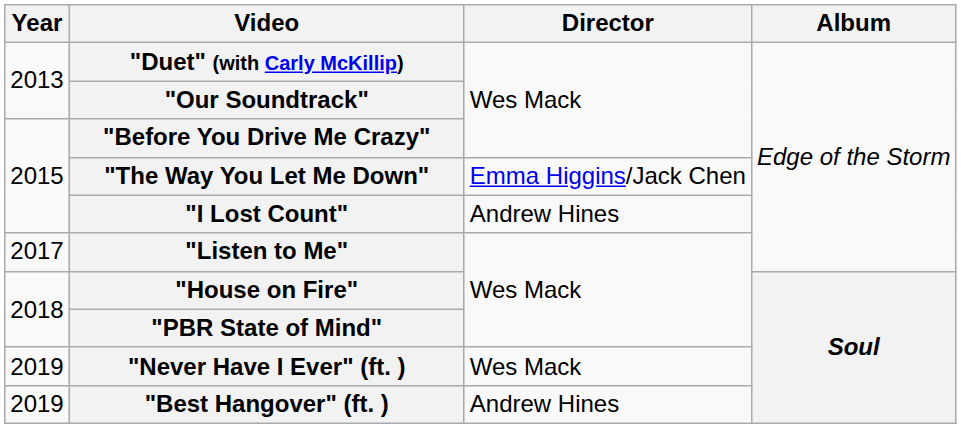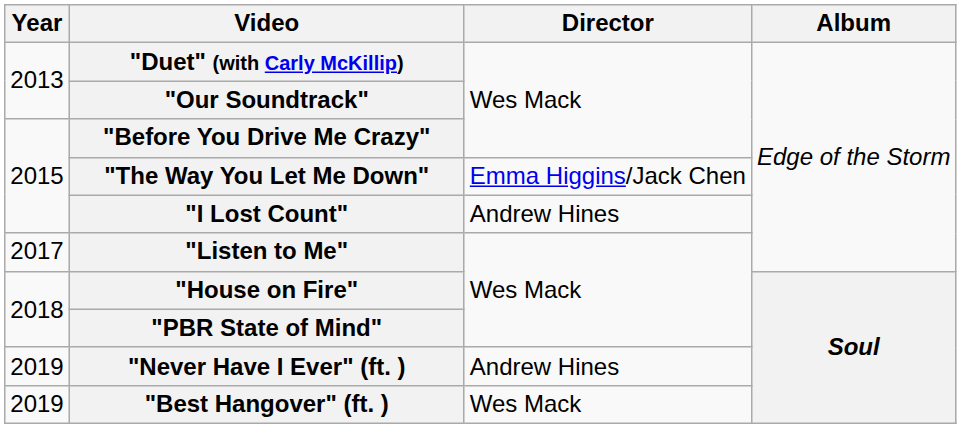(526, 366) Wes Mack -> (545, 366) Andrew Hines
(545, 404) Andrew Hines -> (526, 404) Wes Mack
